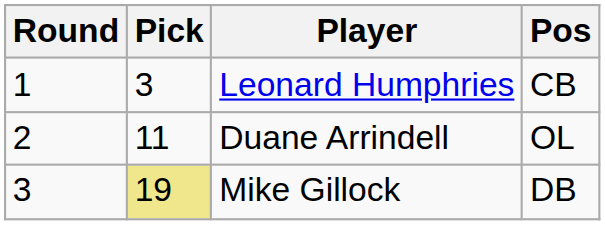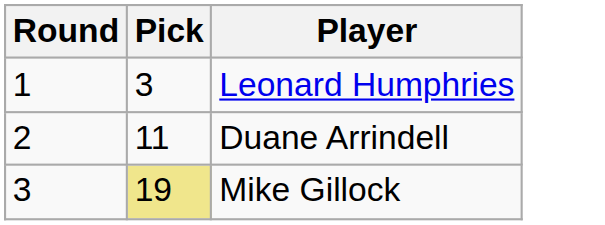- column: (561, 31)
